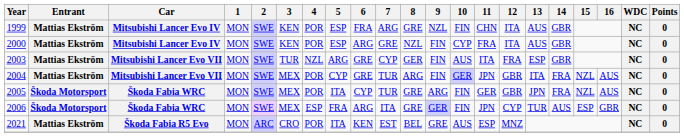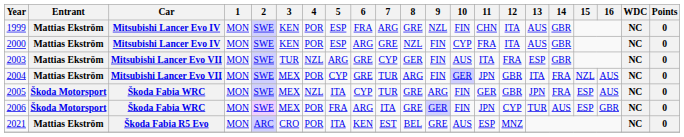(314, 91) POR -> (314, 91) NZL
(585, 91) NZL -> (585, 91) ESP
(314, 107) ESP -> (314, 107) POR
